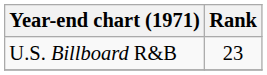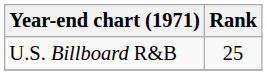(233, 53) 23 -> (233, 53) 25
